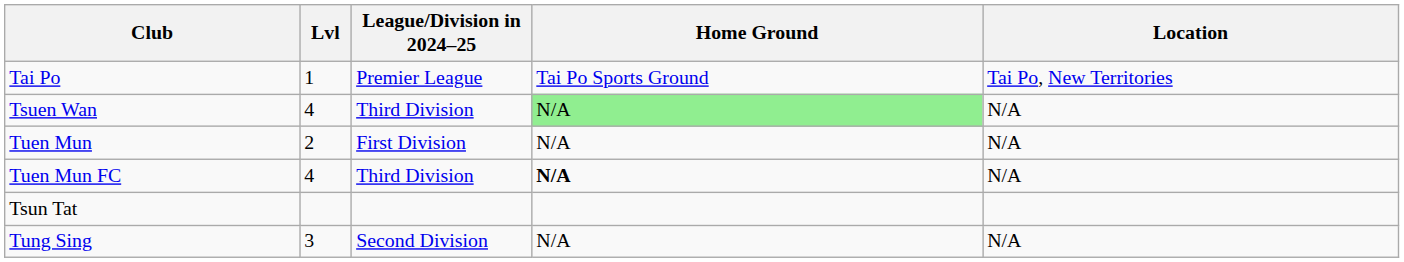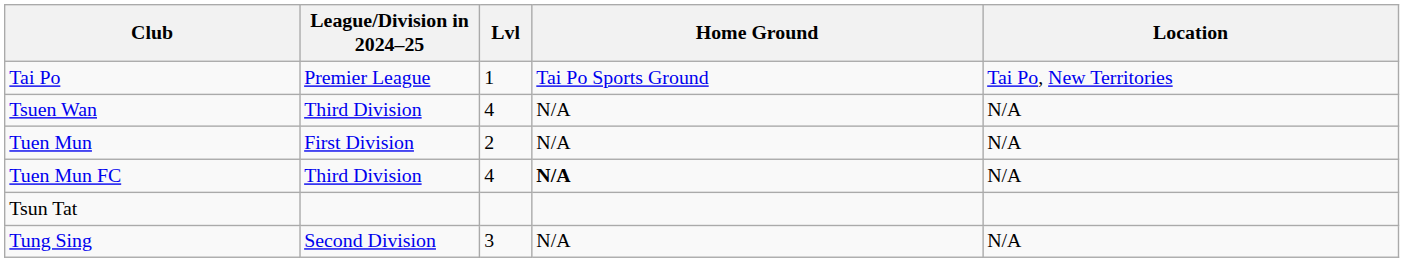columns swapped: (442, 33) <-> (325, 33)
(553, 110) lightgreen background -> (553, 110) no background
